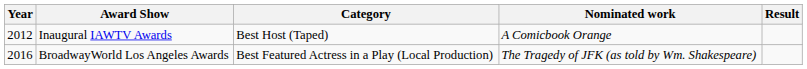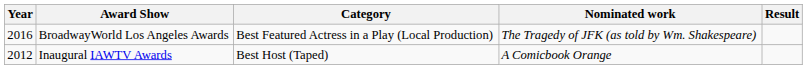rows swapped: (105, 34) <-> (134, 54)
